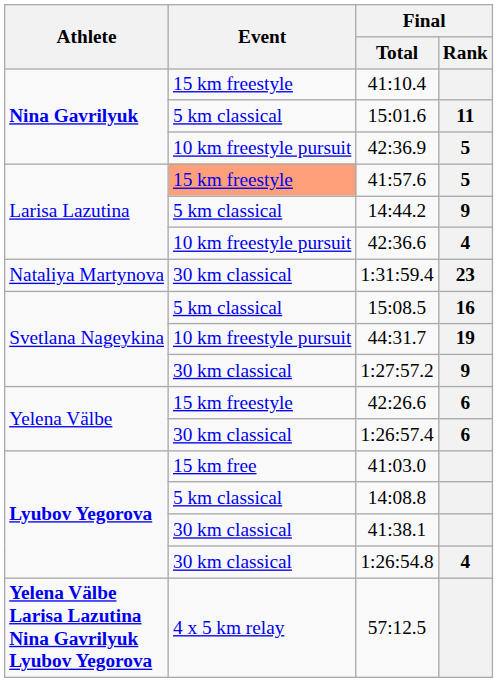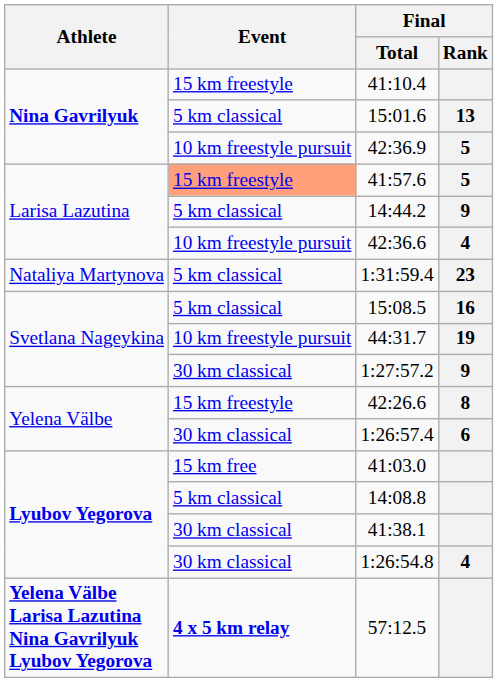(465, 116) 11 -> (465, 116) 13
(232, 275) 30 km classical -> (228, 275) 5 km classical
(465, 402) 6 -> (465, 402) 8
(229, 627) normal -> (231, 627) bold
